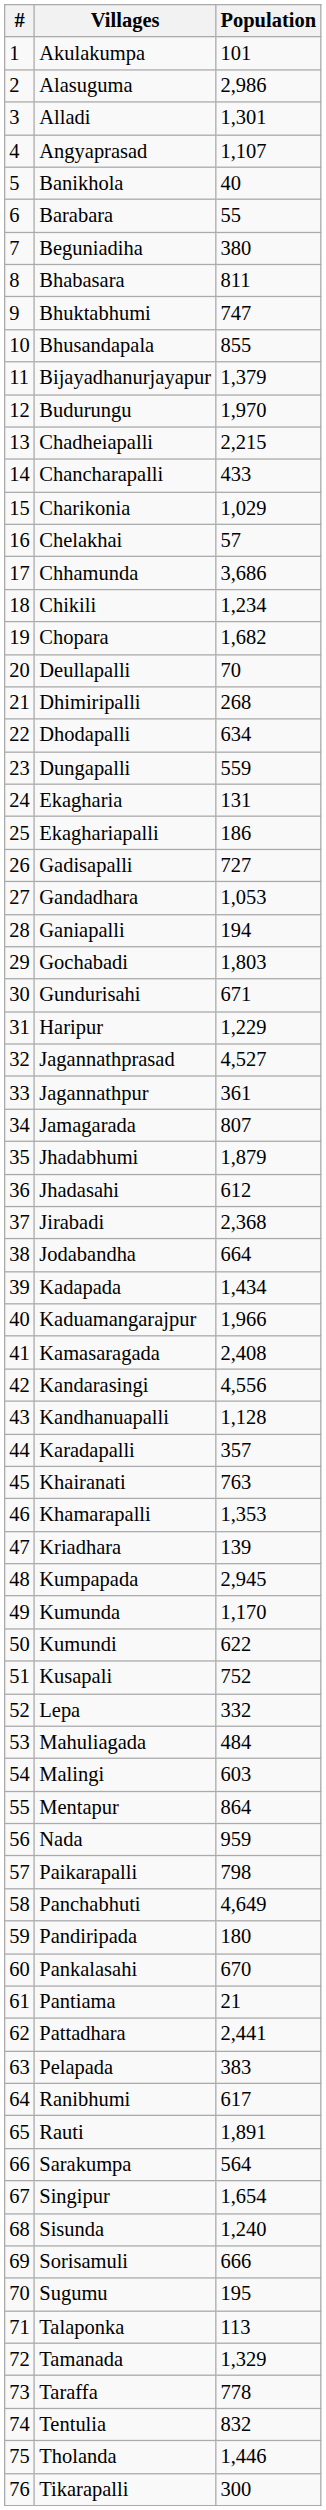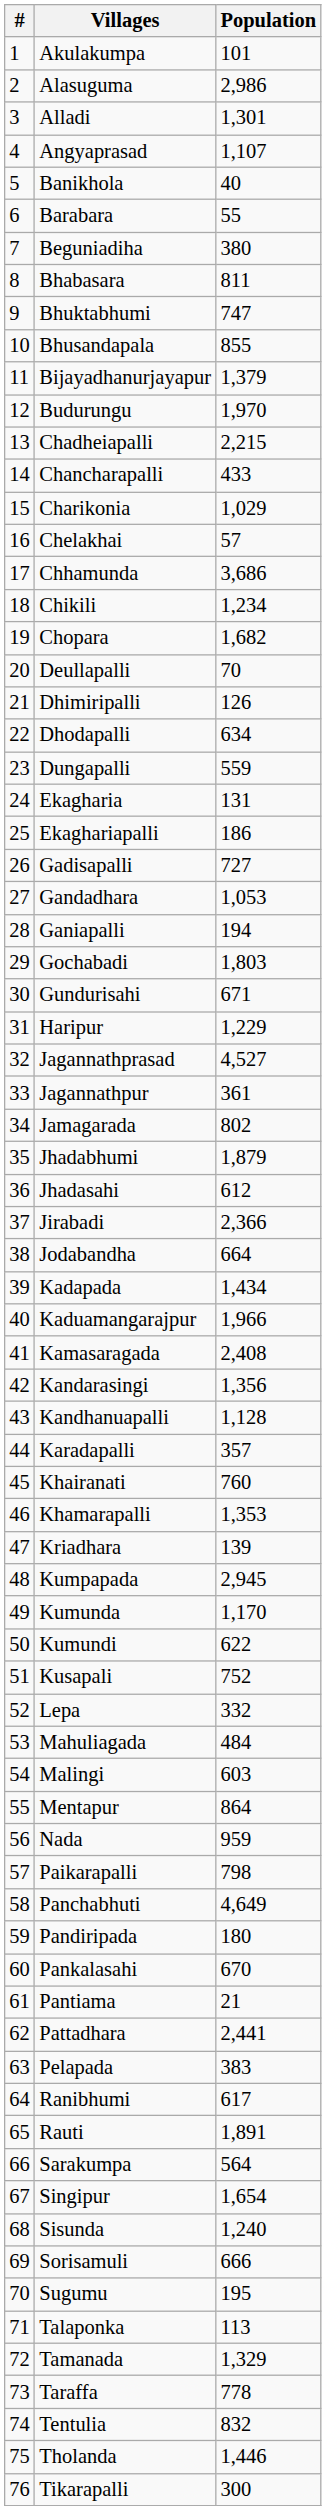(236, 702) 268 -> (236, 702) 126
(236, 1125) 807 -> (236, 1125) 802
(244, 1222) 2,368 -> (244, 1222) 2,366
(244, 1384) 4,556 -> (244, 1384) 1,356
(236, 1482) 763 -> (236, 1482) 760
